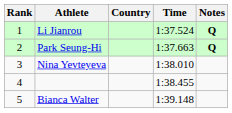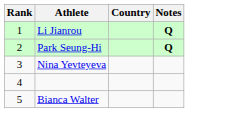- column: (175, 13)
